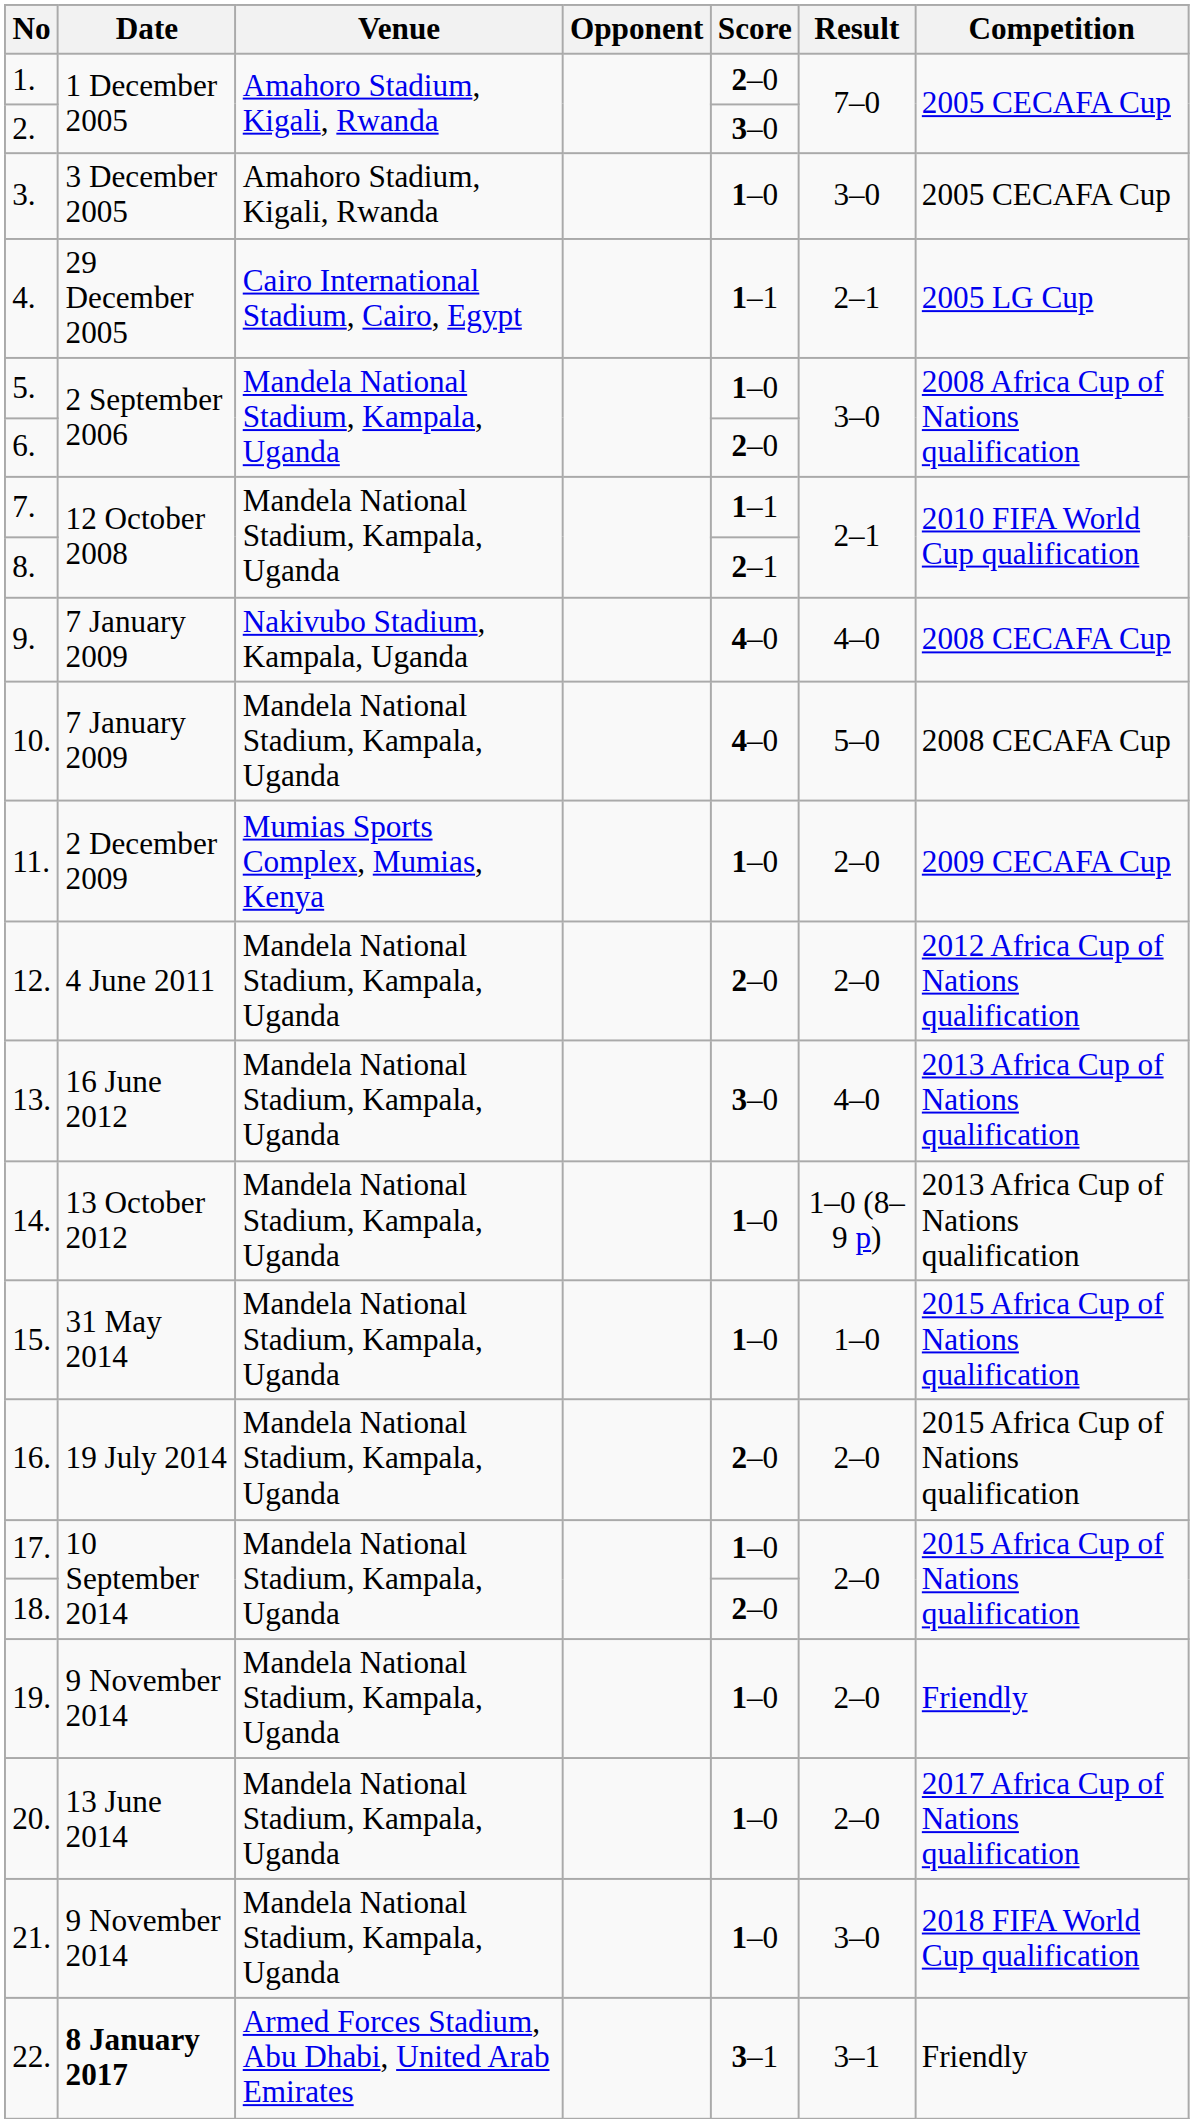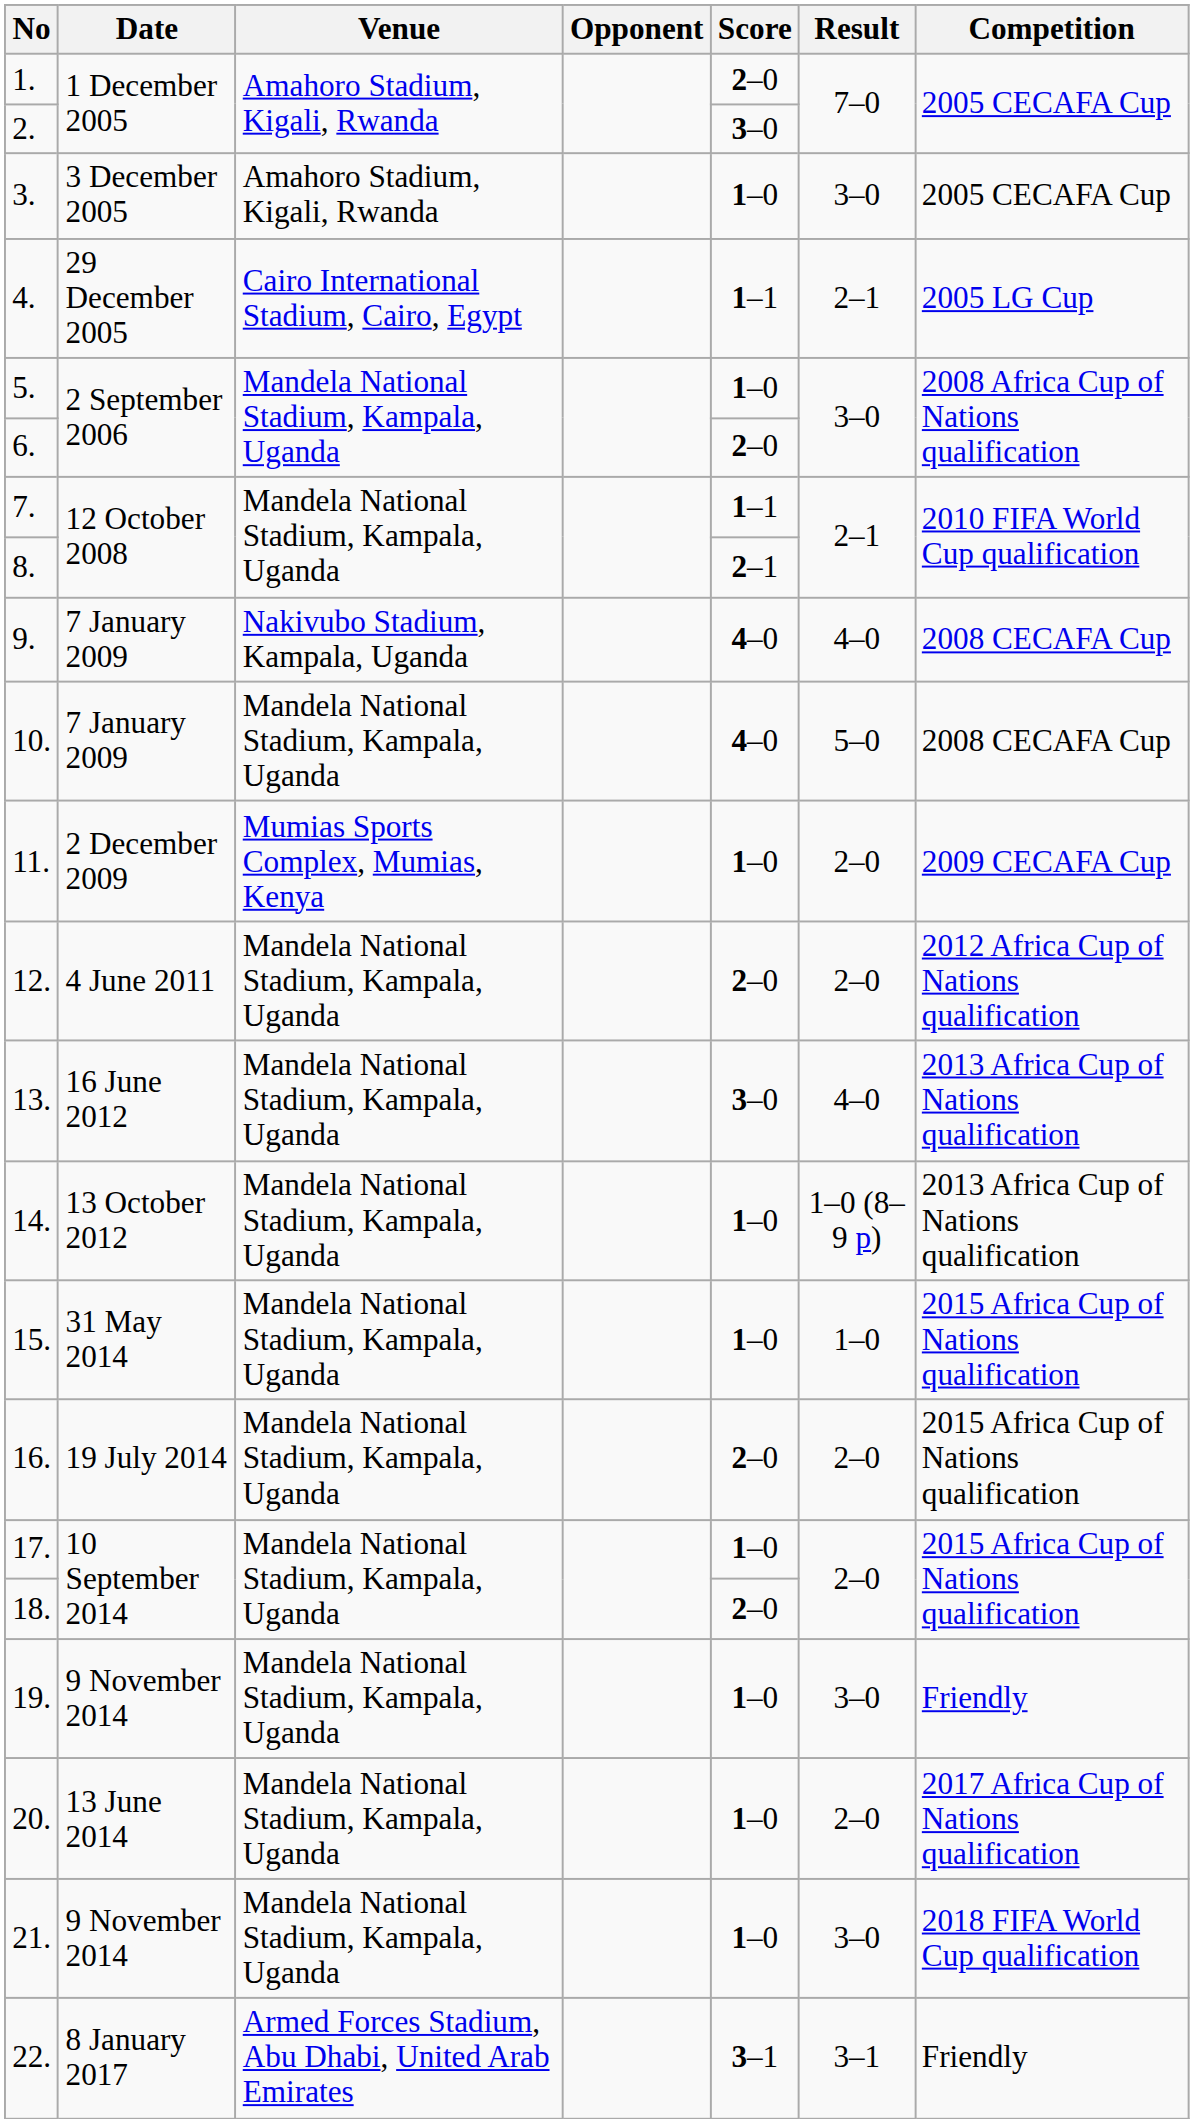(857, 1698) 2–0 -> (857, 1698) 3–0
(133, 2057) bold -> (126, 2057) normal
